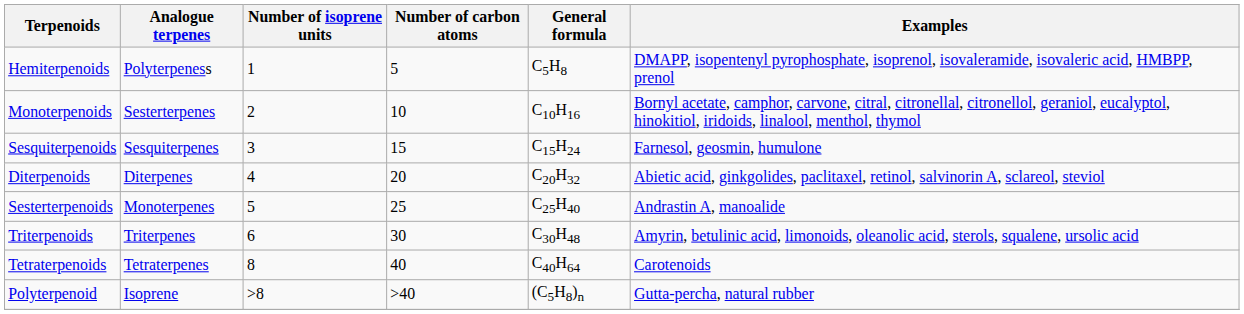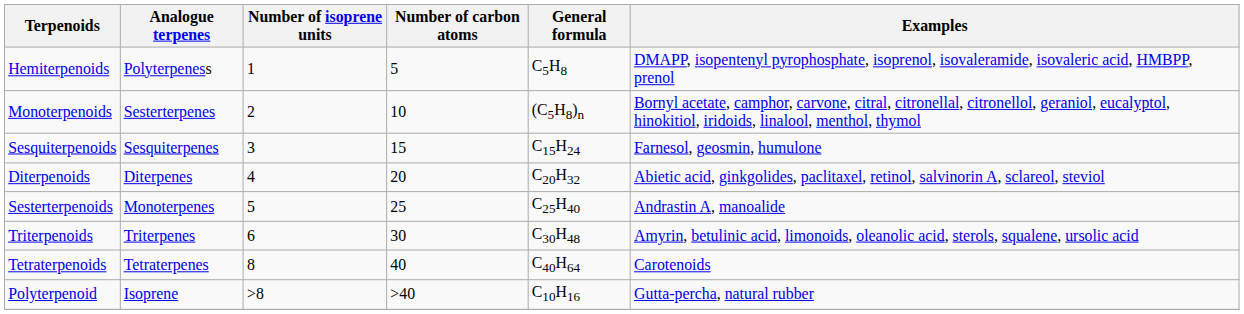(556, 111) C10H16 -> (558, 111) (C5H8)n
(558, 294) (C5H8)n -> (556, 294) C10H16
